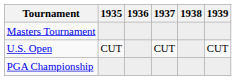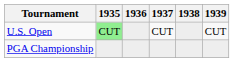- row: (51, 31)
(111, 49) no background -> (109, 31) lightgreen background
